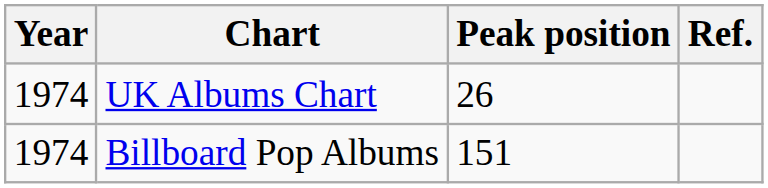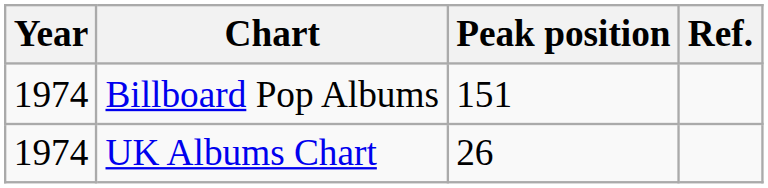rows swapped: (241, 93) <-> (272, 152)
